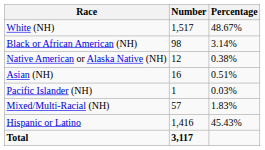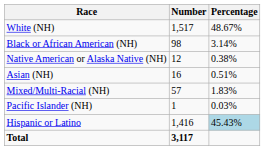rows swapped: (49, 91) <-> (58, 106)
(226, 122) no background -> (226, 122) lightblue background
